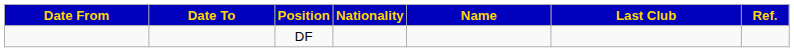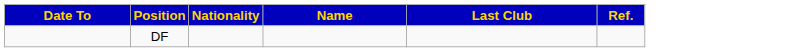- column: (77, 15)
